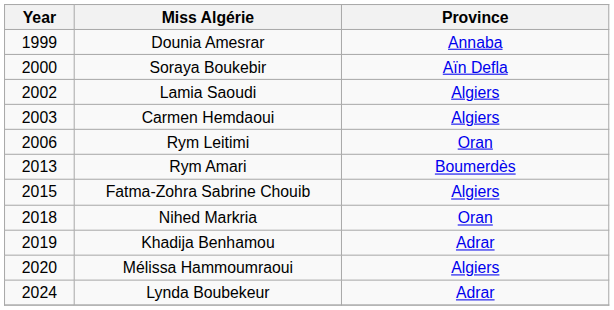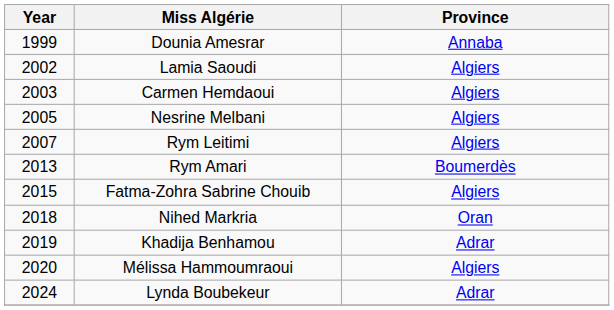- row: (208, 67)
+ row: (208, 117)
(39, 142) 2006 -> (39, 142) 2007
(475, 142) Oran -> (475, 142) Algiers
